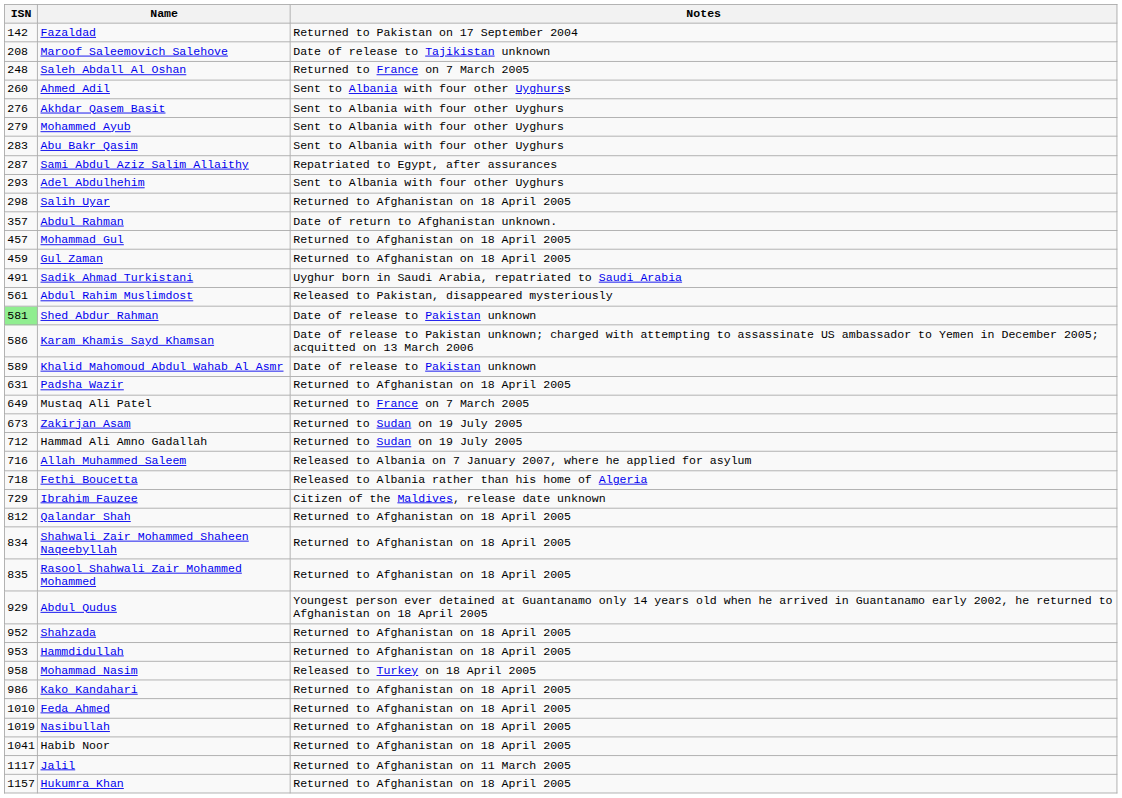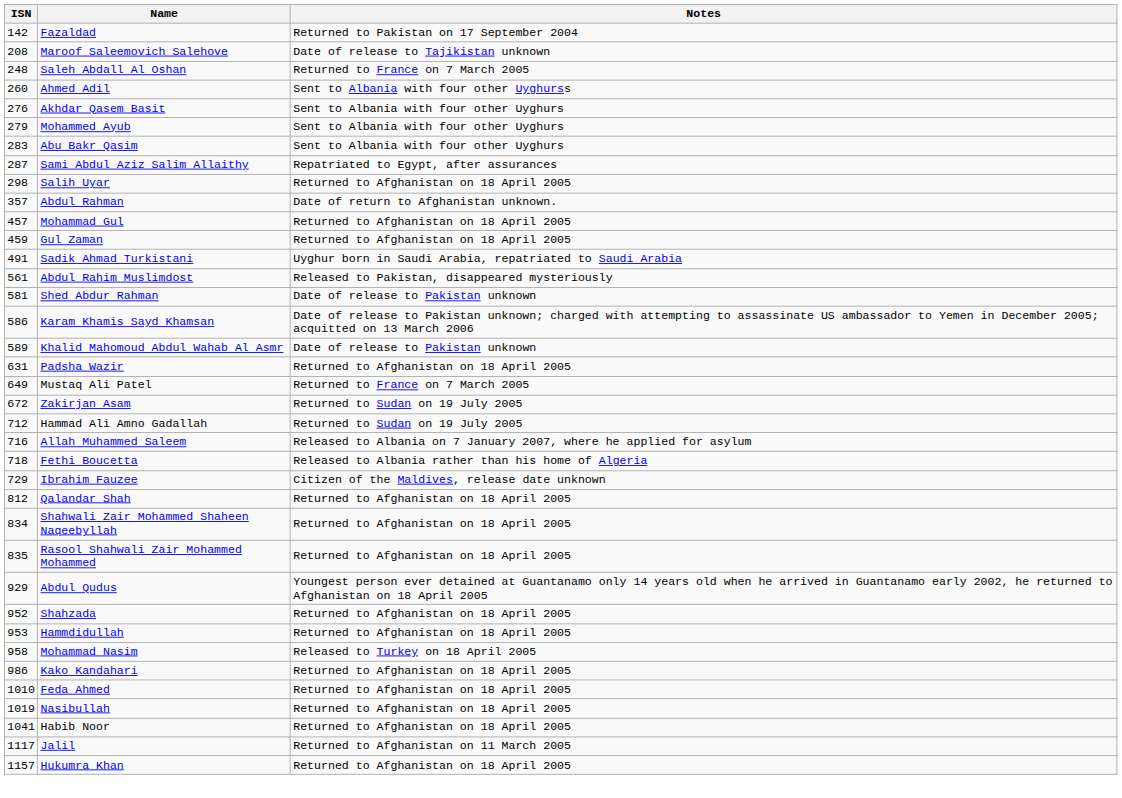- row: (93, 184)
(18, 316) lightgreen background -> (18, 297) no background
(18, 423) 673 -> (18, 404) 672
